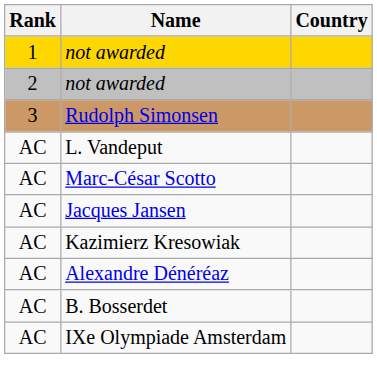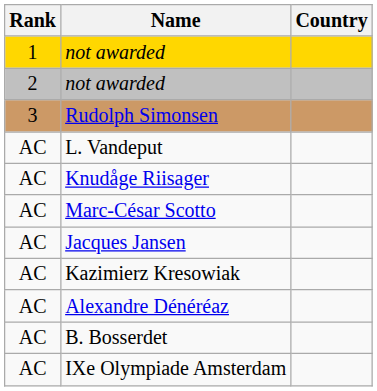+ row: (33, 178)
